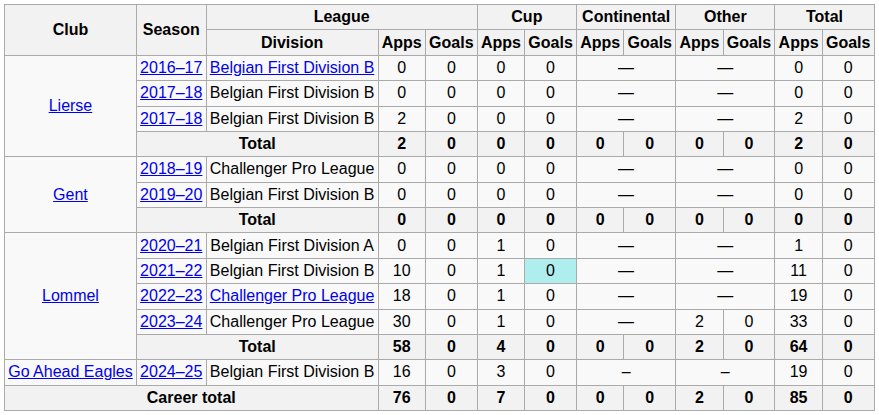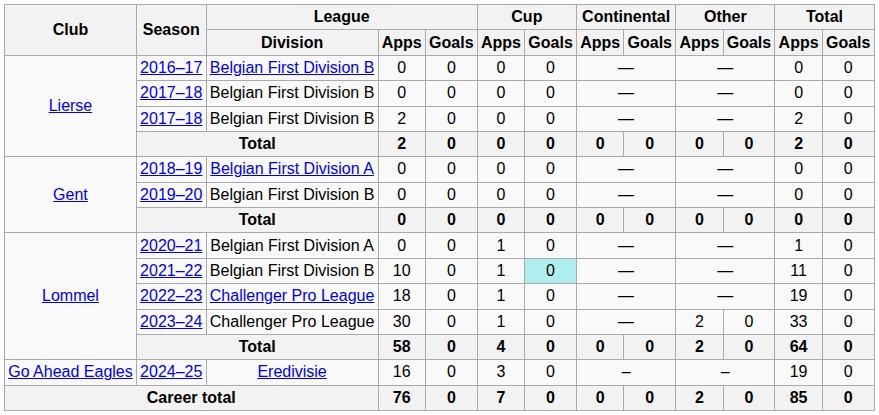(292, 169) Challenger Pro League -> (292, 169) Belgian First Division A
(292, 372) Belgian First Division B -> (292, 372) Eredivisie
